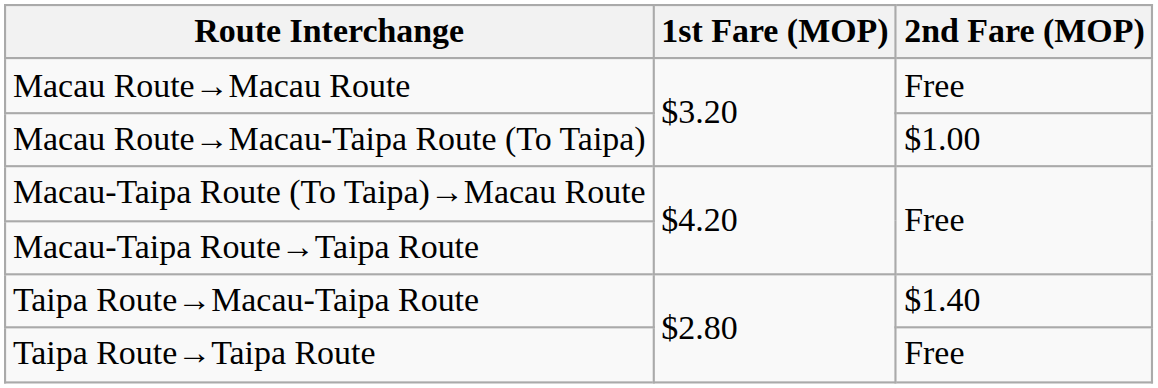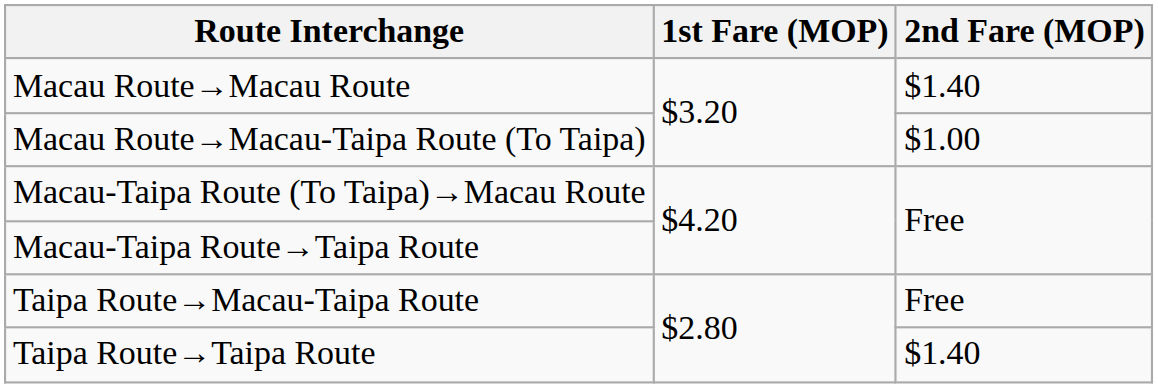(934, 85) Free -> (942, 85) $1.40
(942, 300) $1.40 -> (934, 300) Free
(934, 354) Free -> (942, 354) $1.40
